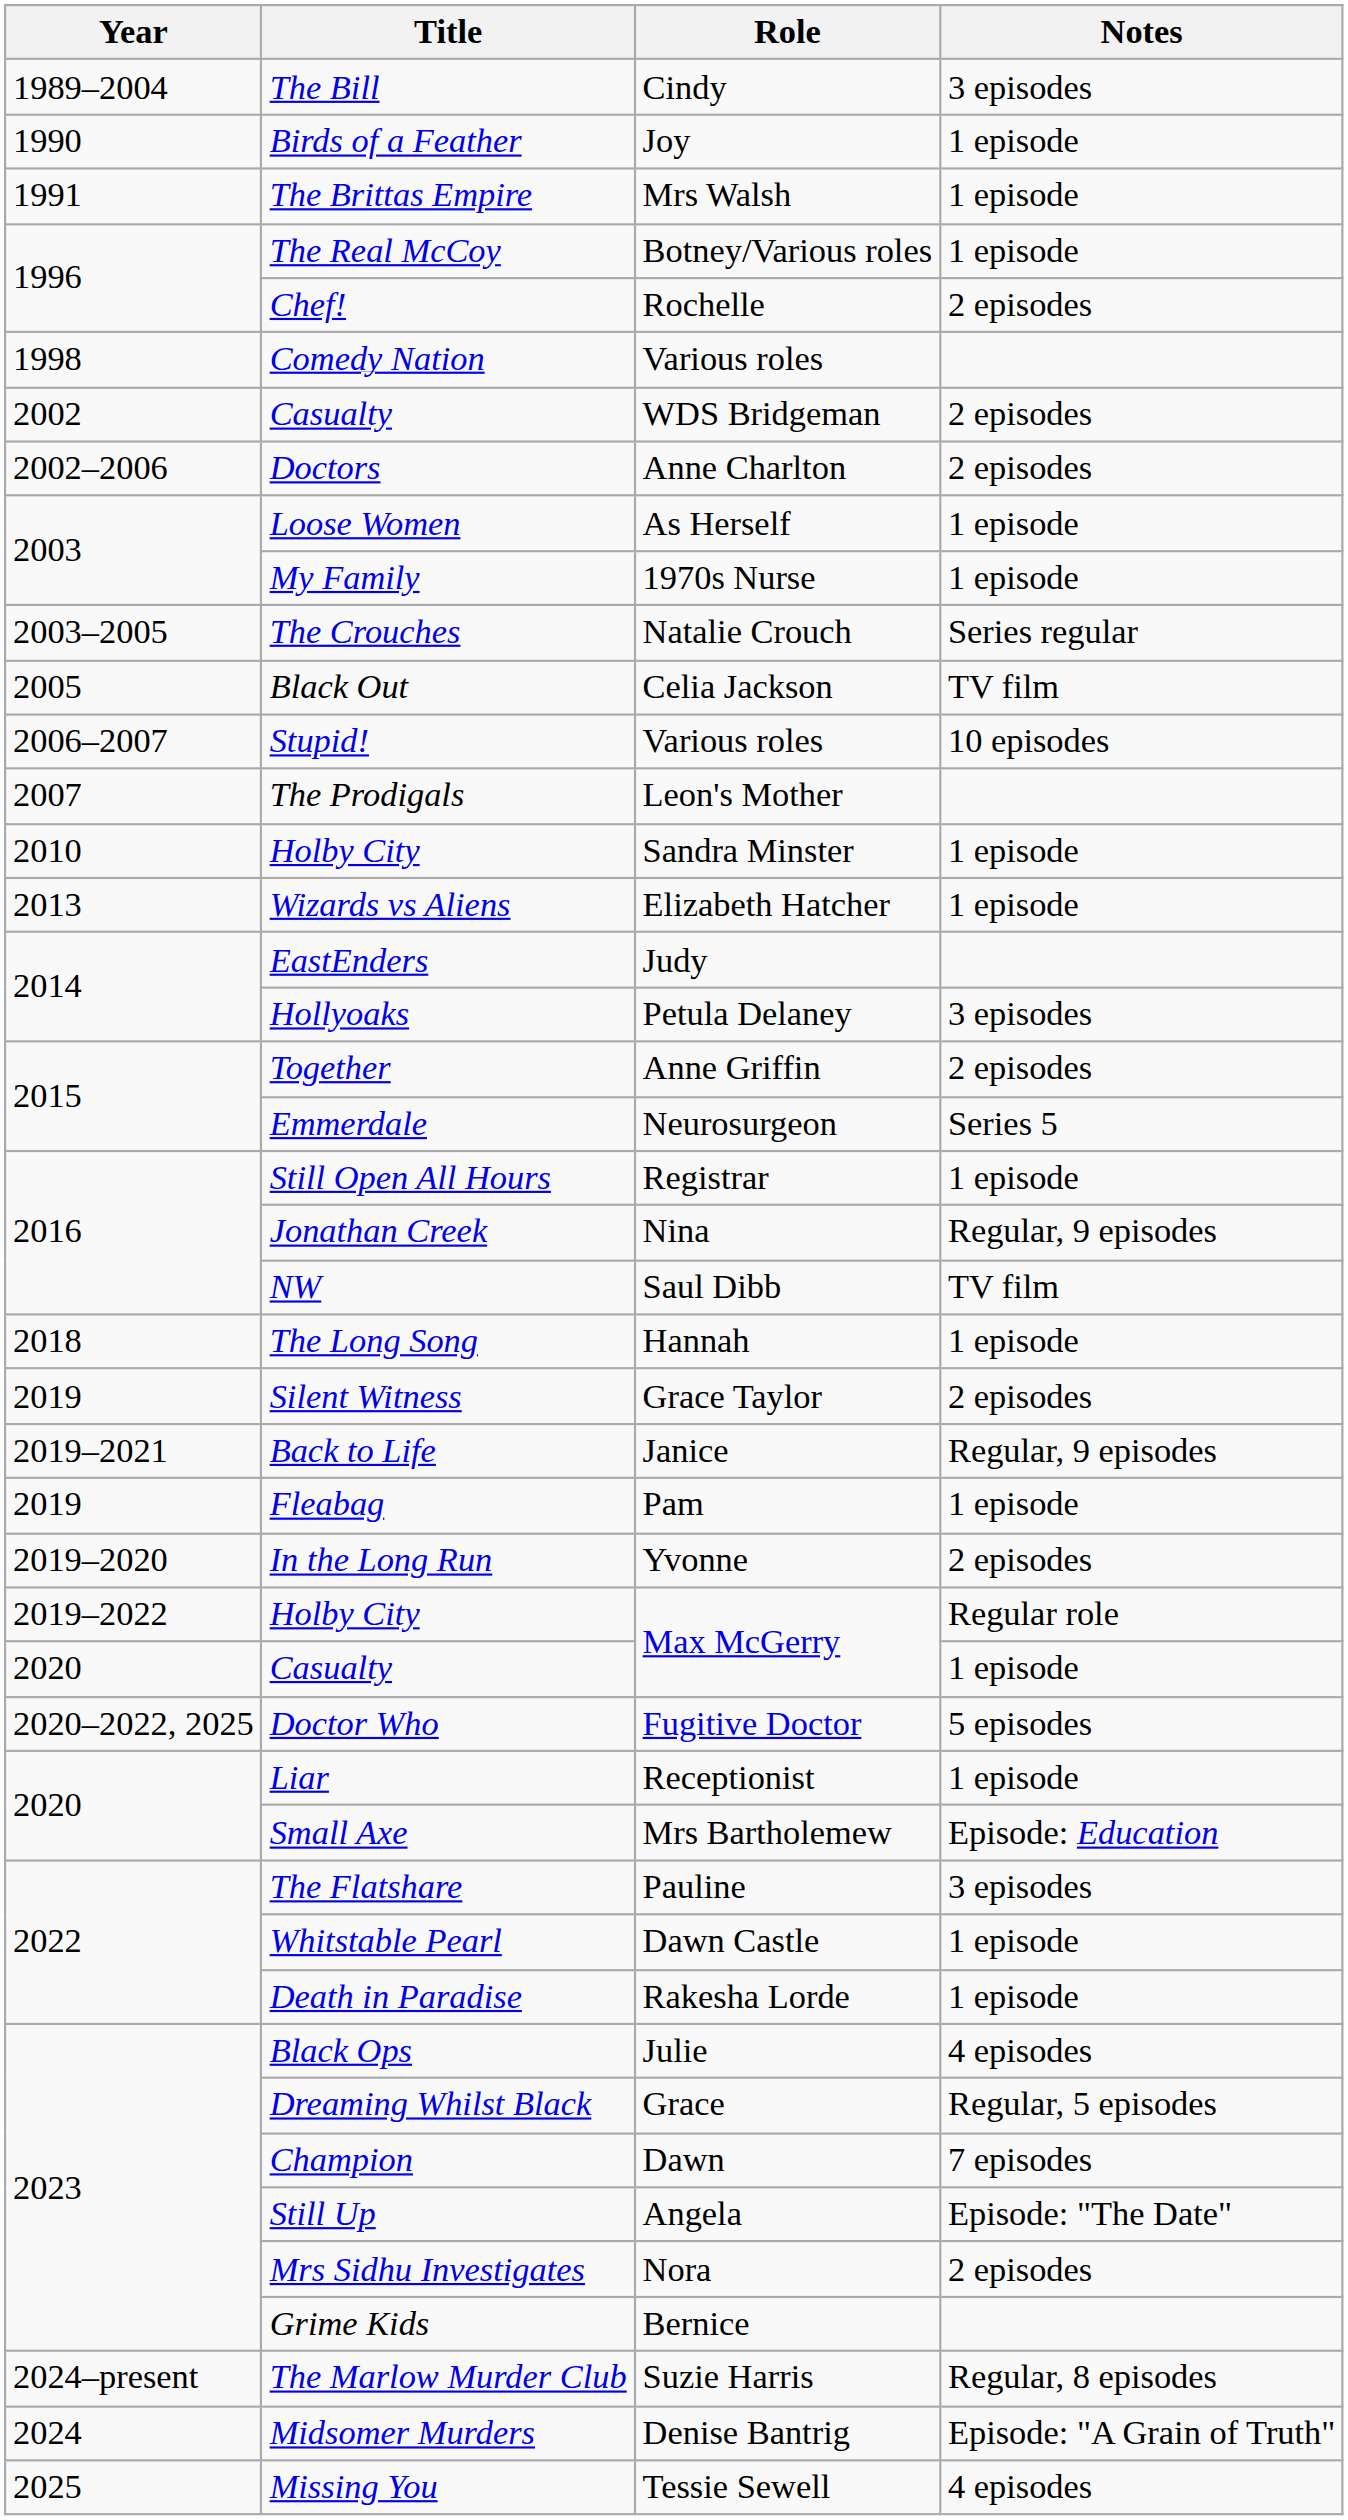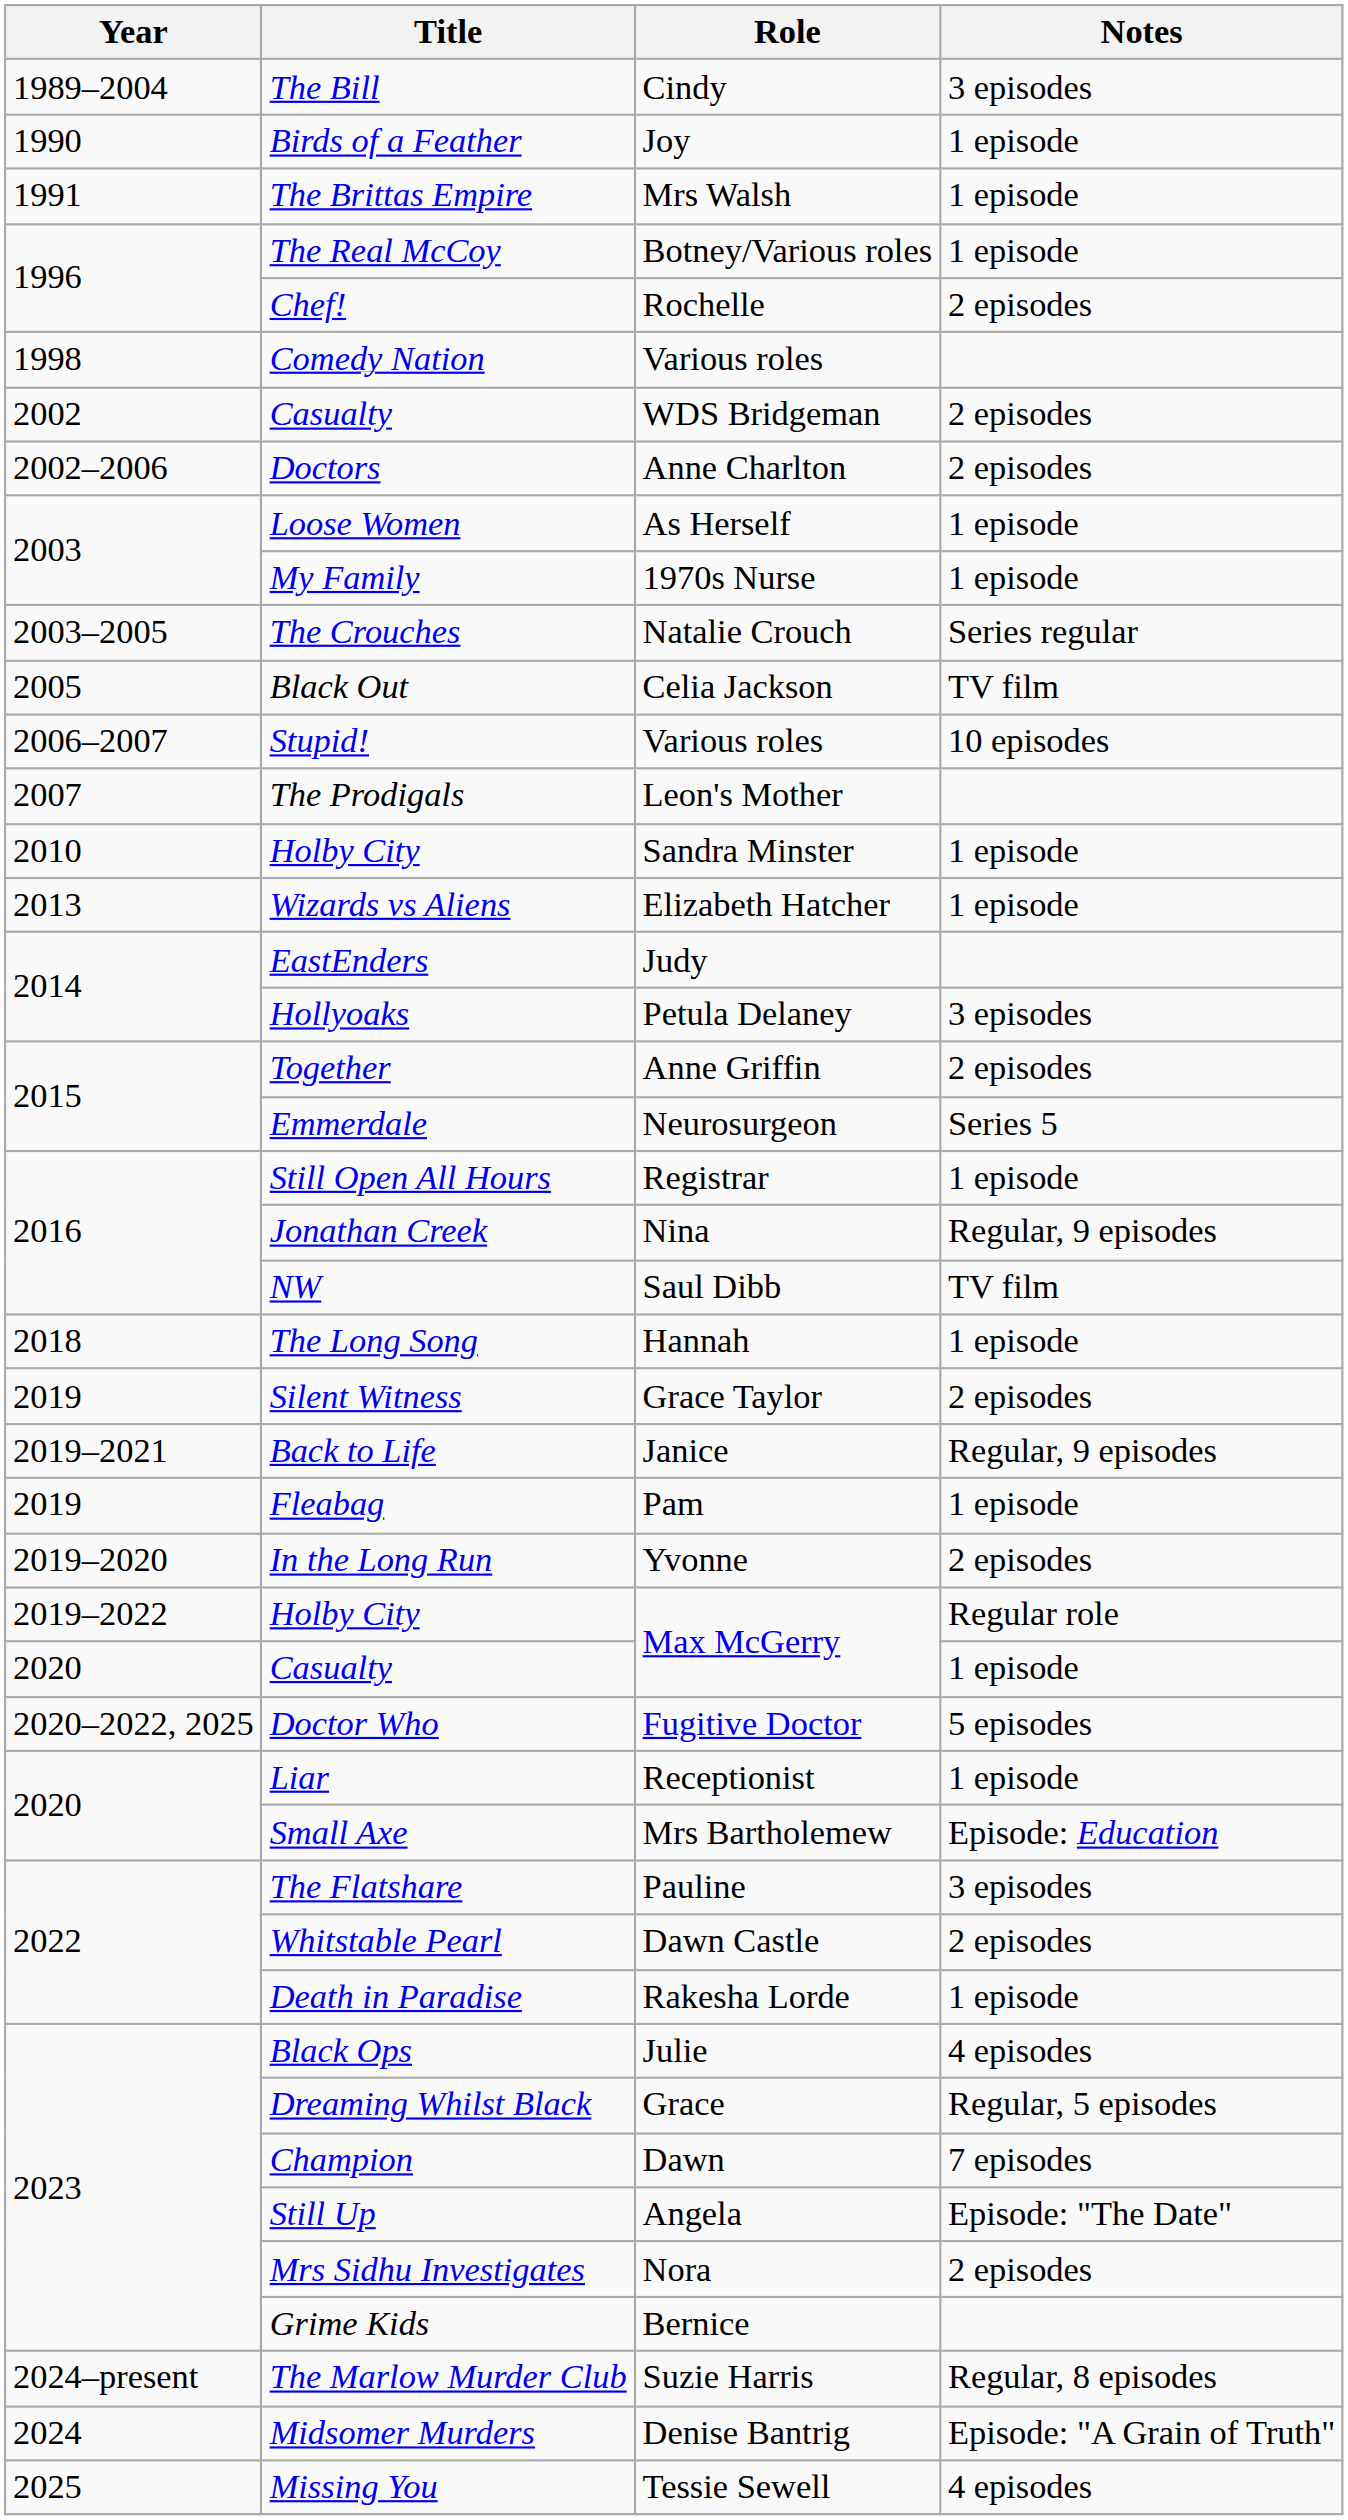(1013, 1941) 1 episode -> (1020, 1941) 2 episodes
